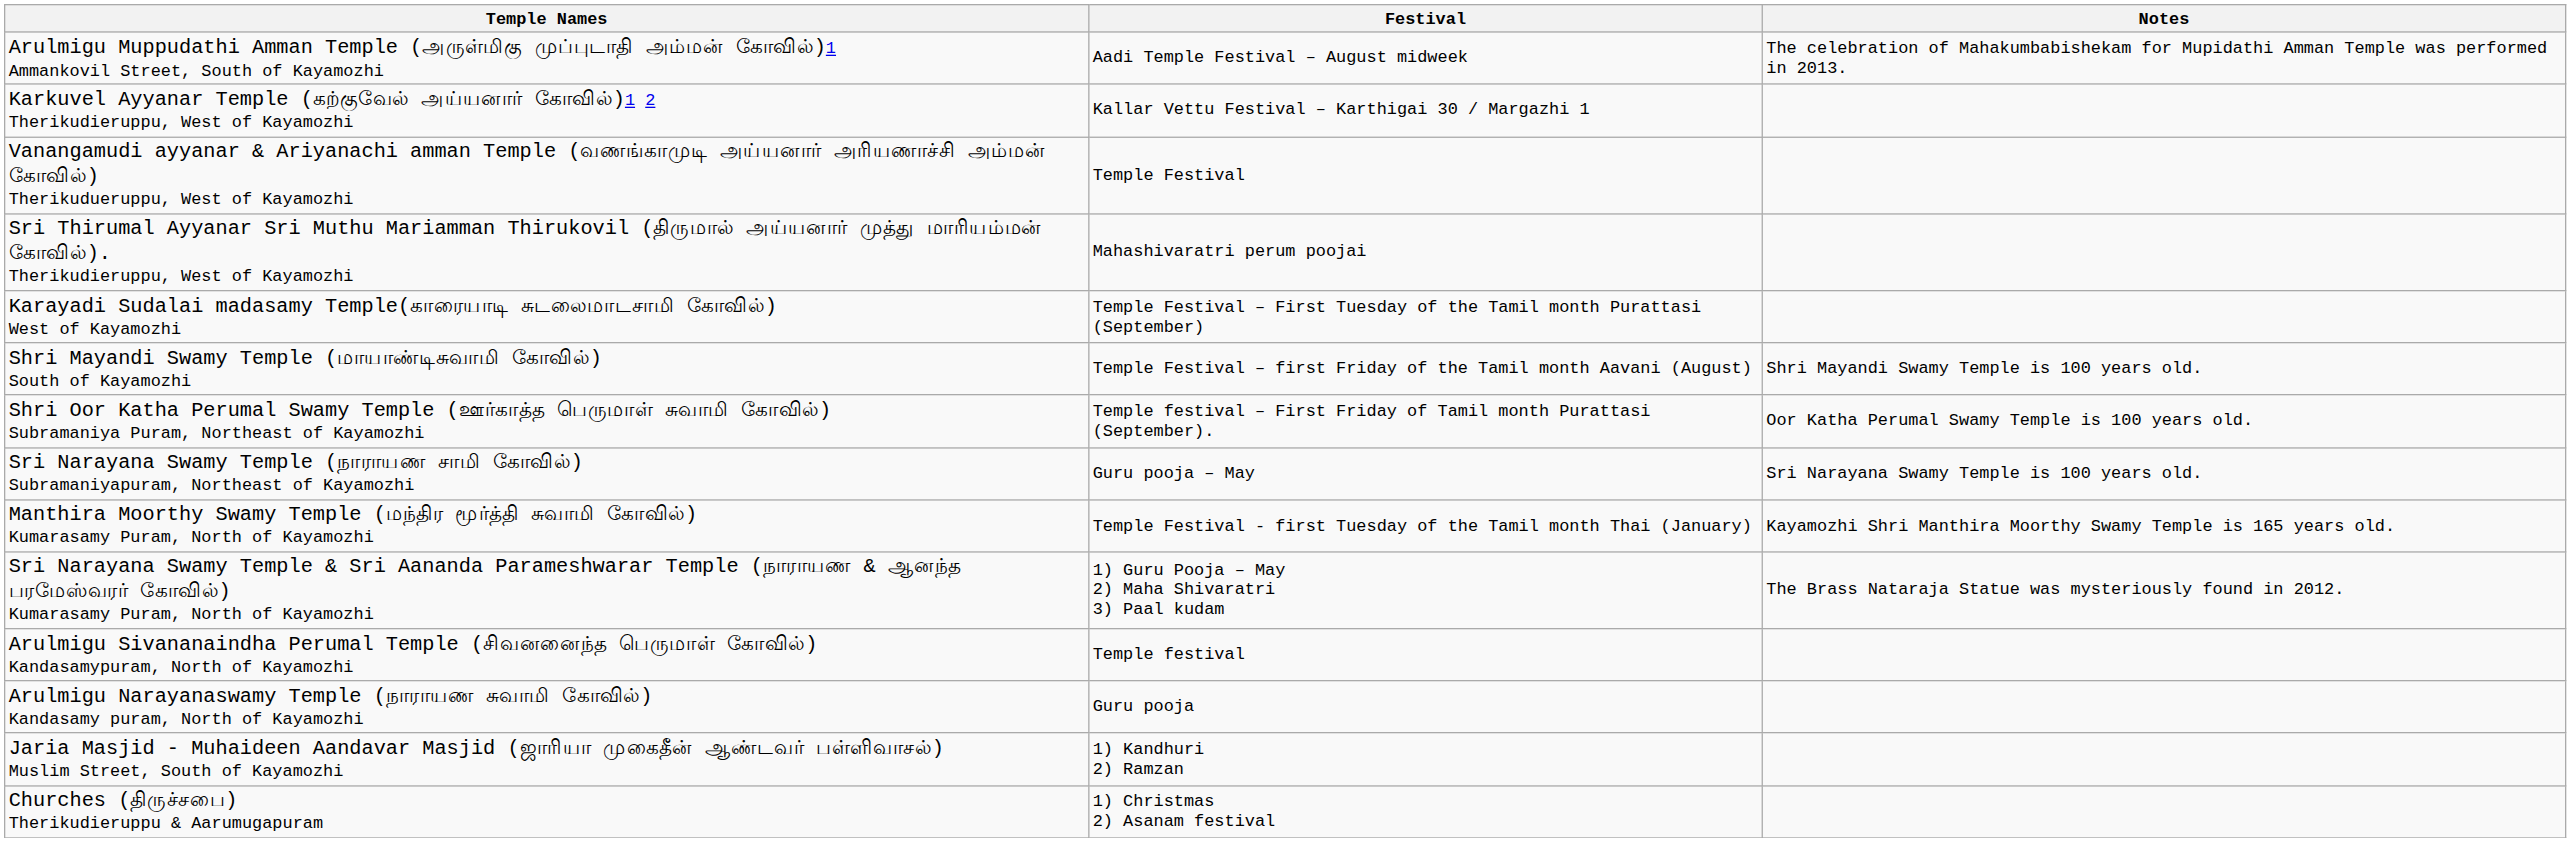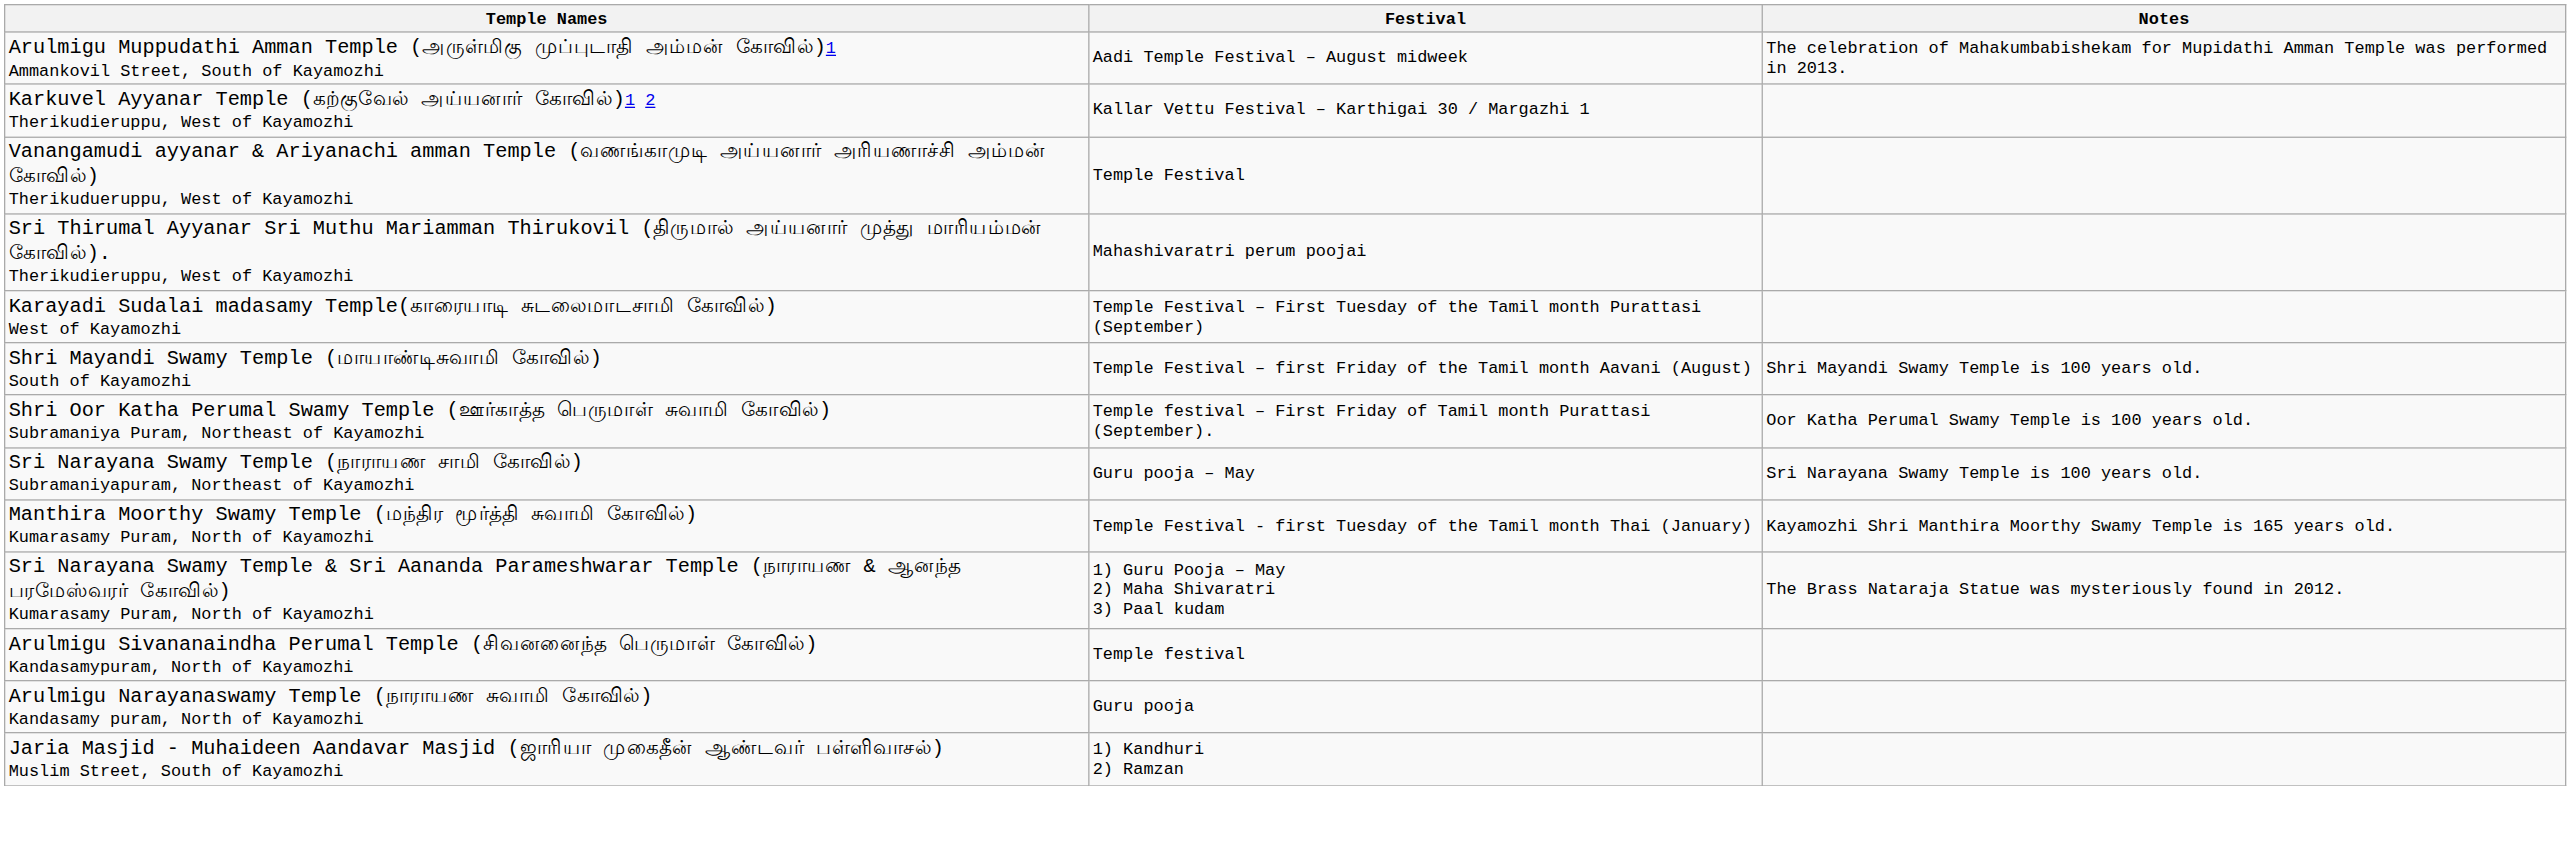- row: (166, 812)
